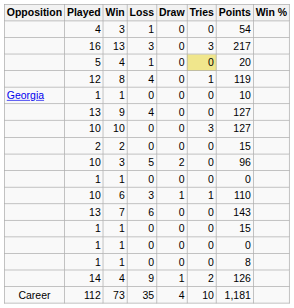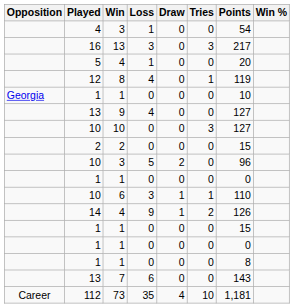(211, 63) khaki background -> (211, 63) no background
rows swapped: (95, 278) <-> (95, 212)
